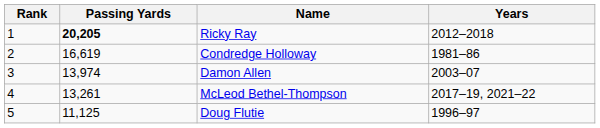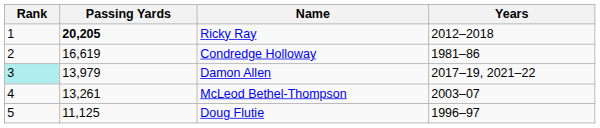(11, 73) no background -> (11, 73) paleturquoise background
(81, 73) 13,974 -> (81, 73) 13,979
(456, 73) 2003–07 -> (483, 73) 2017–19, 2021–22
(483, 93) 2017–19, 2021–22 -> (456, 93) 2003–07
